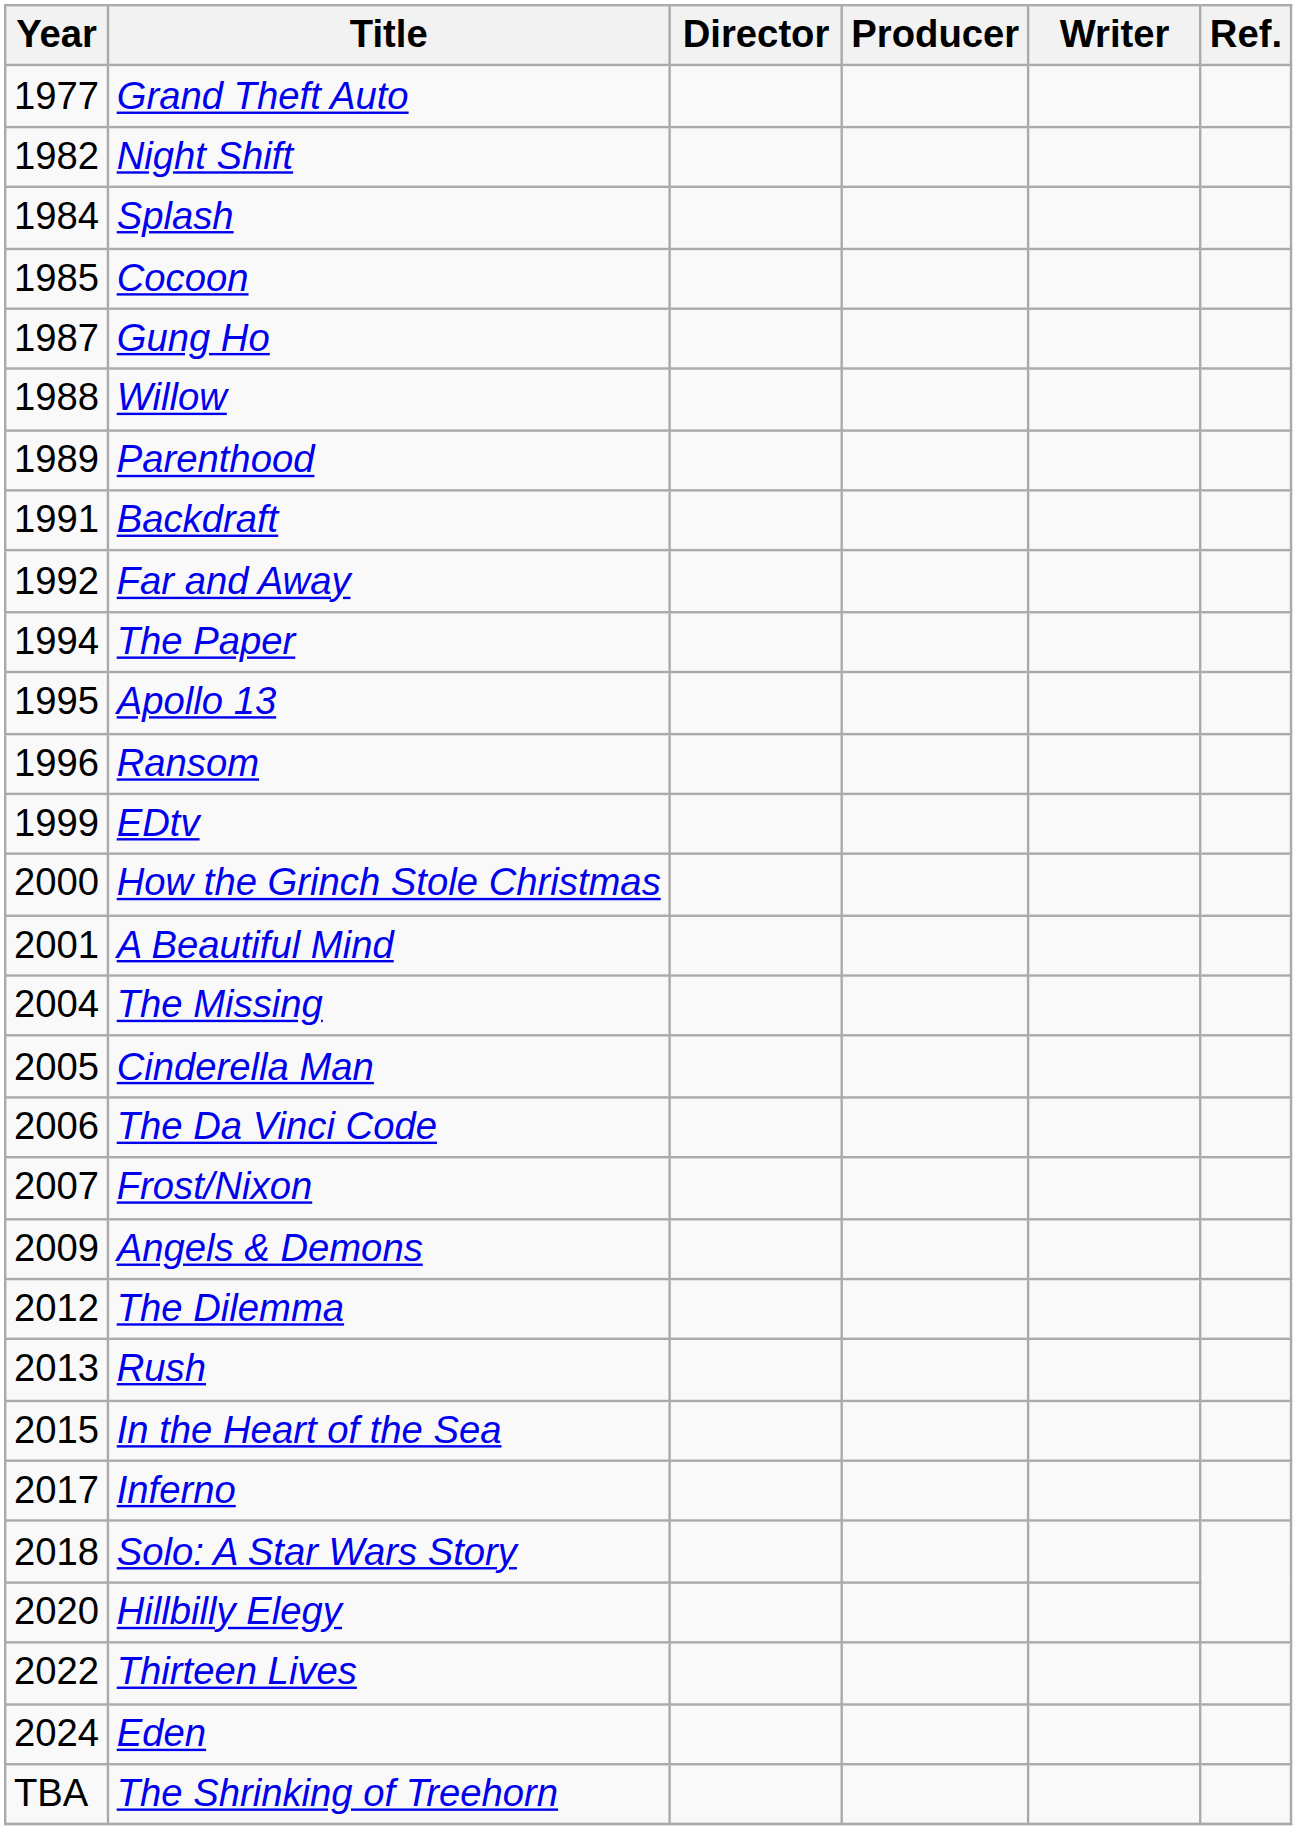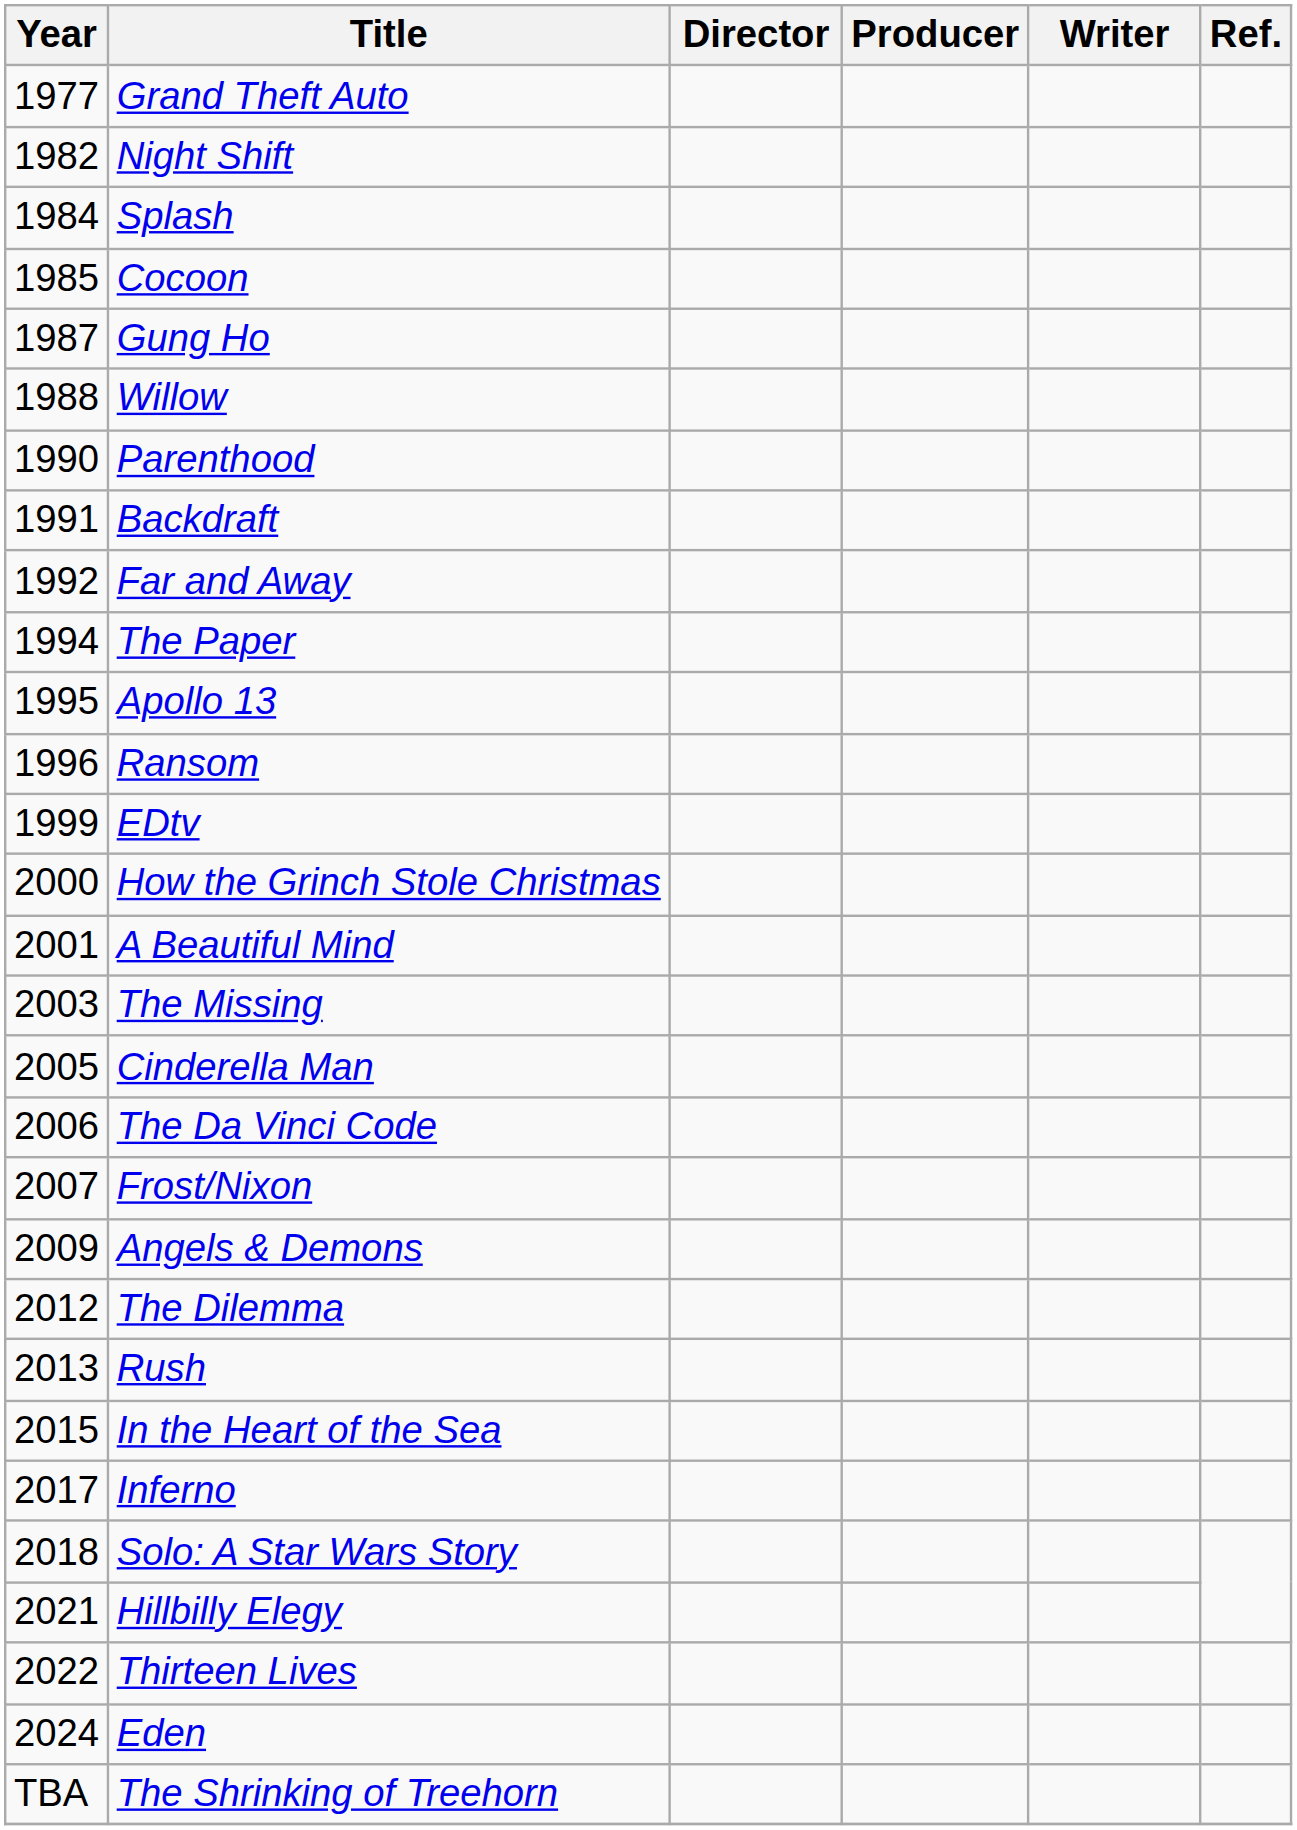(57, 459) 1989 -> (57, 459) 1990
(57, 1005) 2004 -> (57, 1005) 2003
(57, 1611) 2020 -> (57, 1611) 2021
